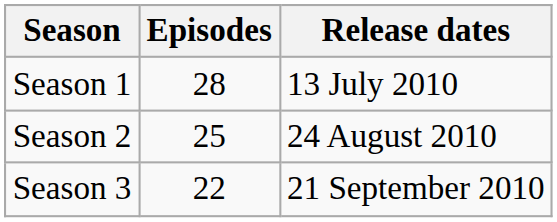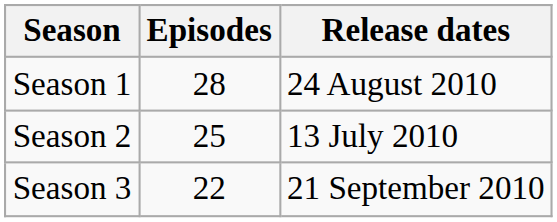(373, 83) 13 July 2010 -> (392, 83) 24 August 2010
(392, 135) 24 August 2010 -> (373, 135) 13 July 2010
